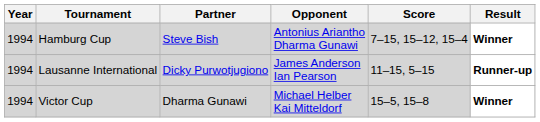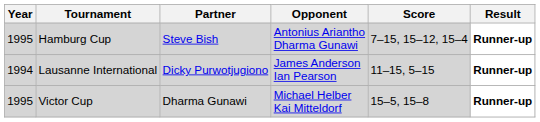(20, 39) 1994 -> (20, 39) 1995
(493, 39) Winner -> (503, 39) Runner-up
(20, 102) 1994 -> (20, 102) 1995
(493, 102) Winner -> (503, 102) Runner-up
